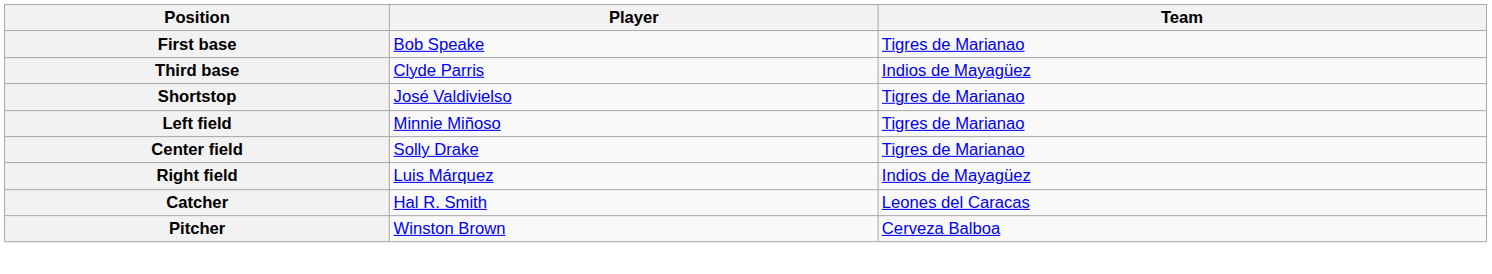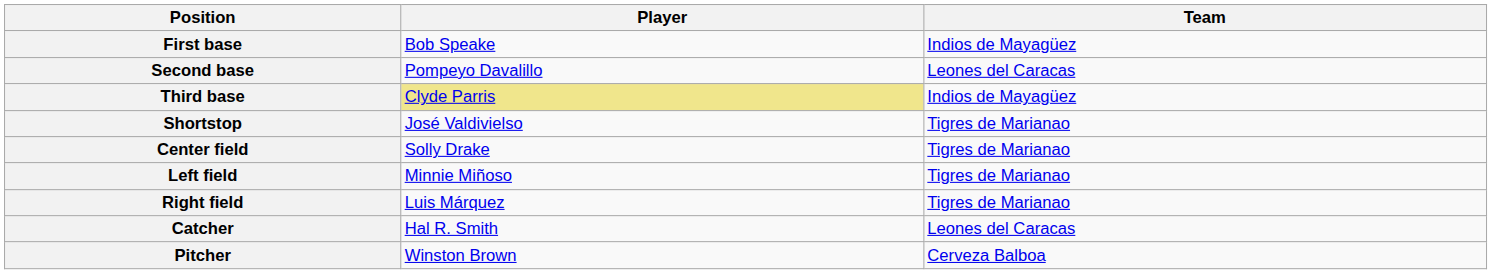(953, 44) Tigres de Marianao -> (1002, 44) Indios de Mayagüez
+ row: (203, 70)
(439, 70) no background -> (450, 96) khaki background
rows swapped: (197, 123) <-> (197, 149)
(956, 176) Indios de Mayagüez -> (999, 202) Tigres de Marianao
